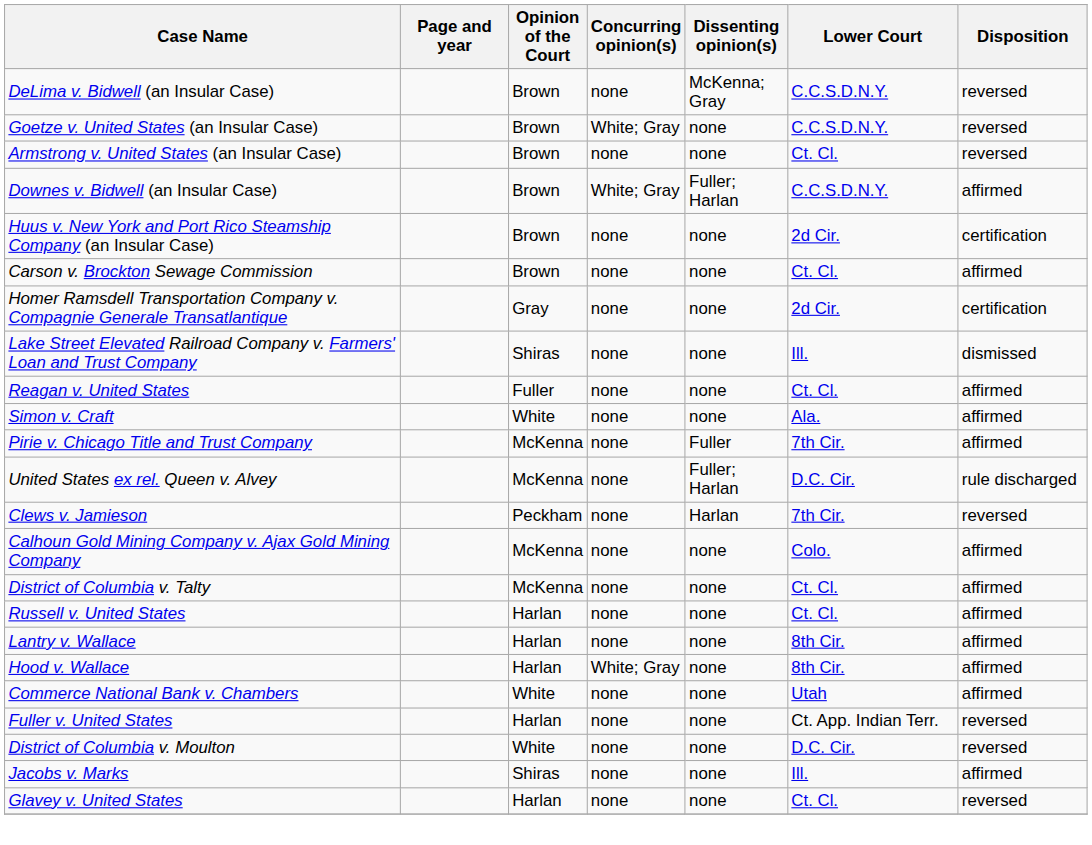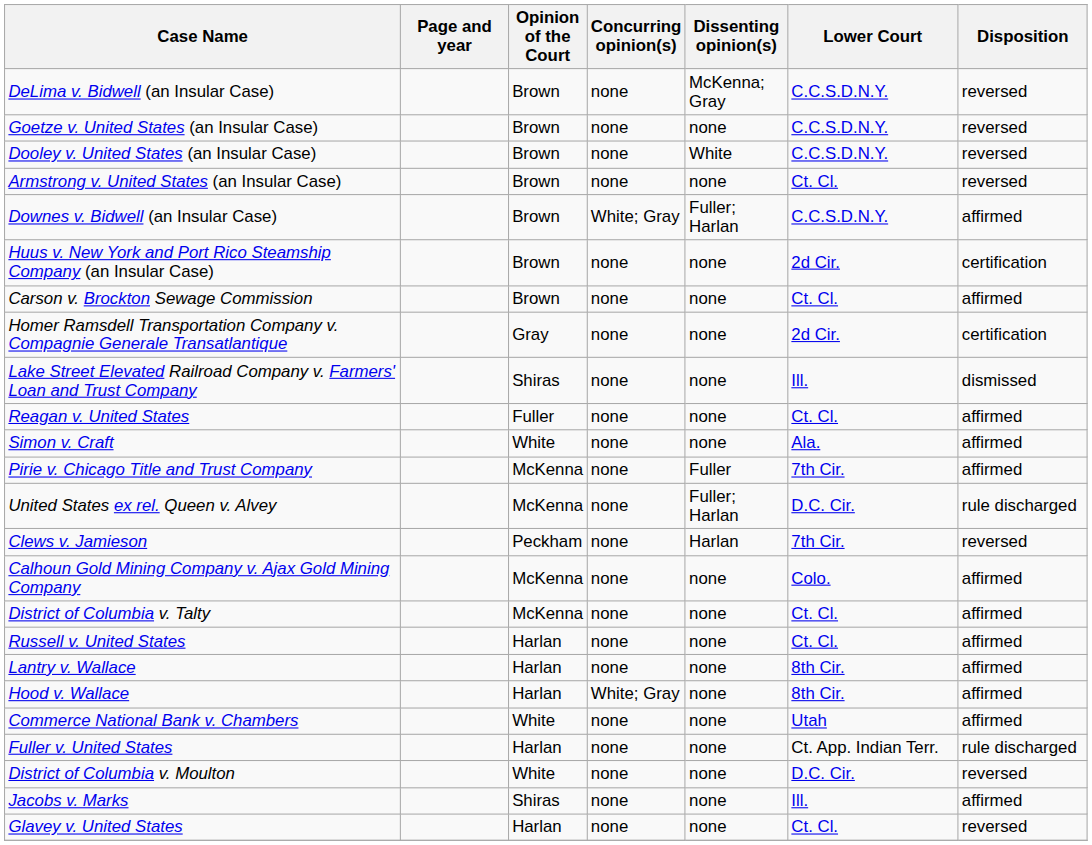(635, 127) White; Gray -> (610, 127) none
+ row: (162, 154)
(995, 720) reversed -> (1019, 747) rule discharged
